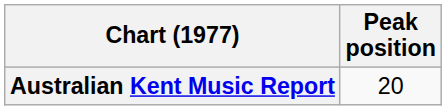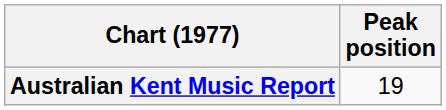(391, 85) 20 -> (391, 85) 19
